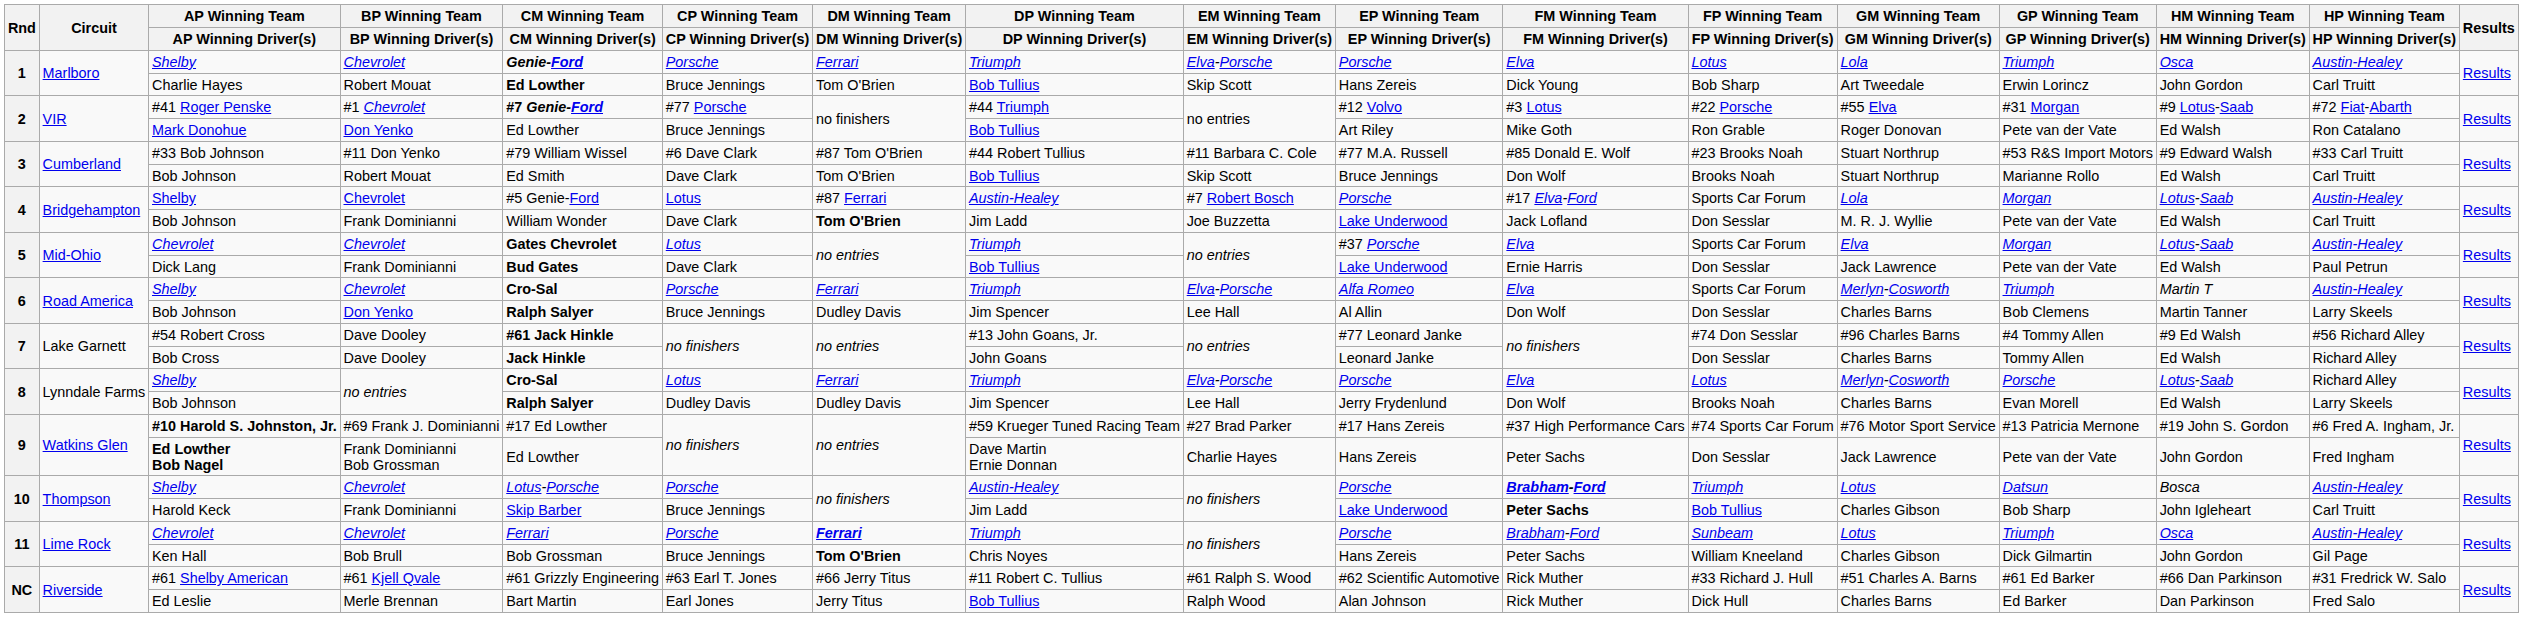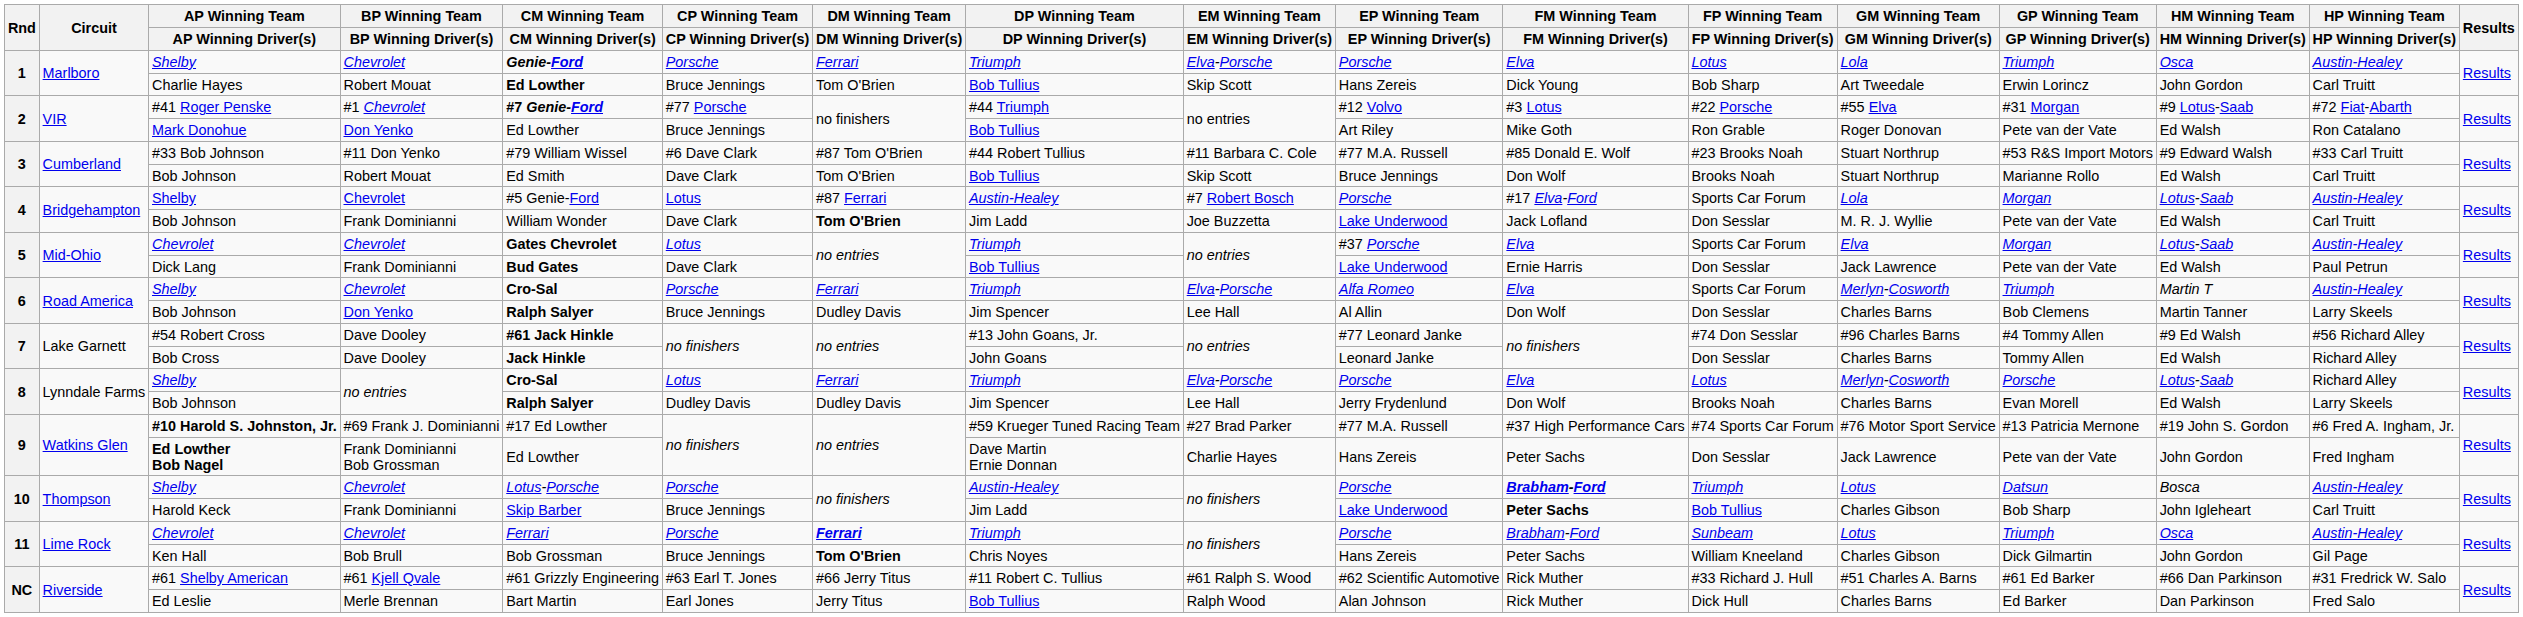(1392, 426) #17 Hans Zereis -> (1393, 426) #77 M.A. Russell
